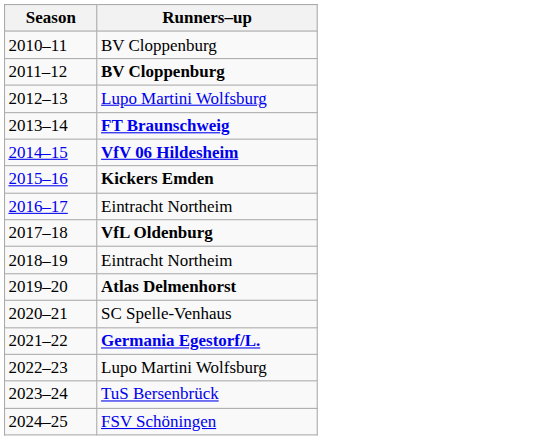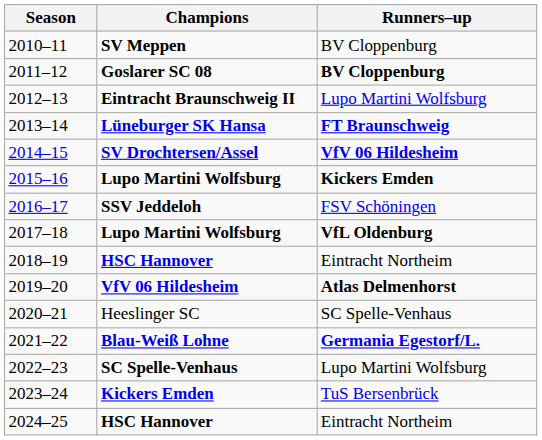+ column: (207, 17)
(167, 206) Eintracht Northeim -> (378, 206) FSV Schöningen
(159, 421) FSV Schöningen -> (387, 421) Eintracht Northeim
